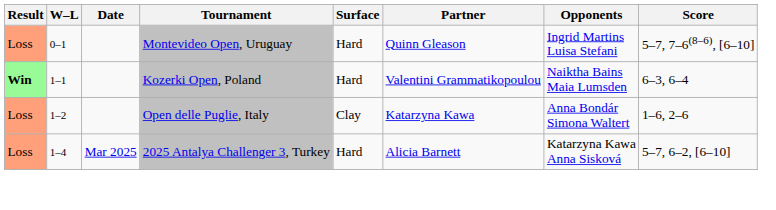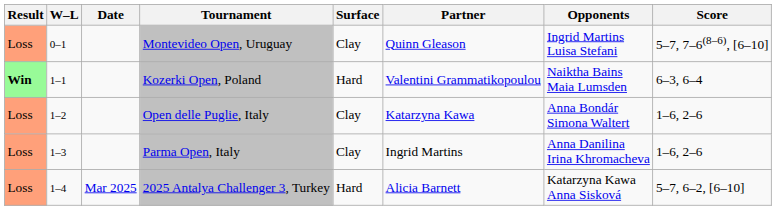(349, 43) Hard -> (348, 43) Clay
+ row: (191, 151)
